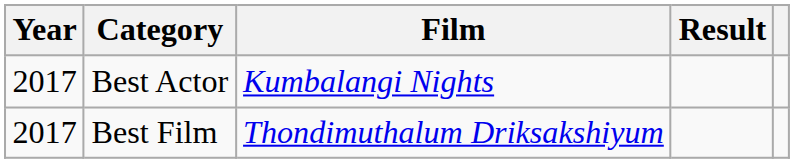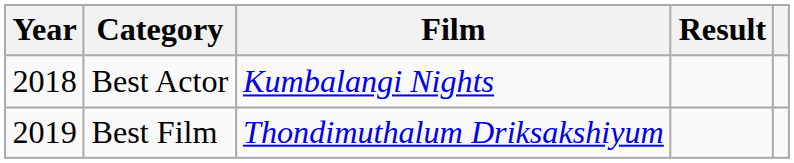(45, 81) 2017 -> (45, 81) 2018
(45, 132) 2017 -> (45, 132) 2019
